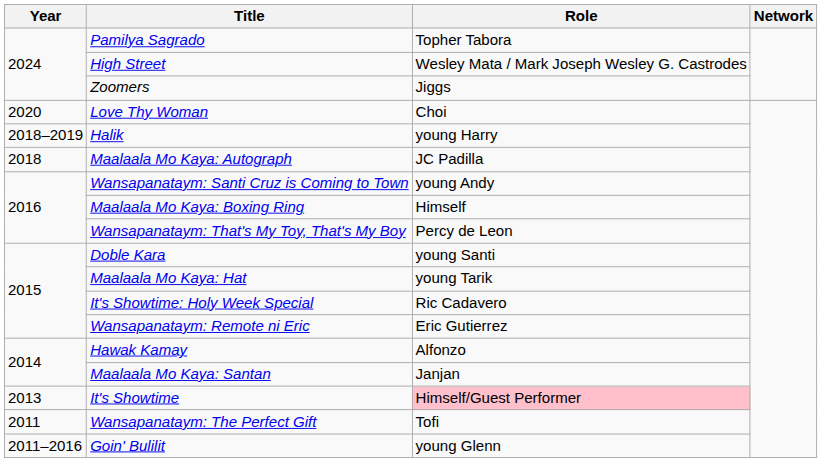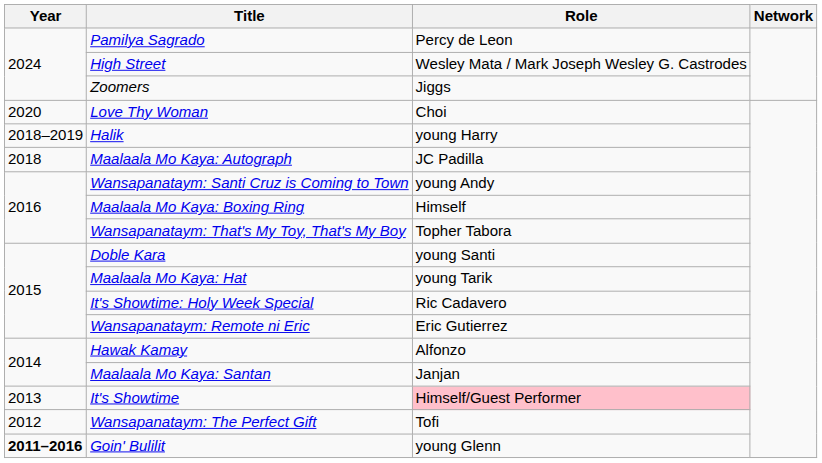(464, 40) Topher Tabora -> (464, 40) Percy de Leon
(464, 231) Percy de Leon -> (464, 231) Topher Tabora
(24, 421) 2011 -> (25, 421) 2012
(45, 445) normal -> (45, 445) bold
